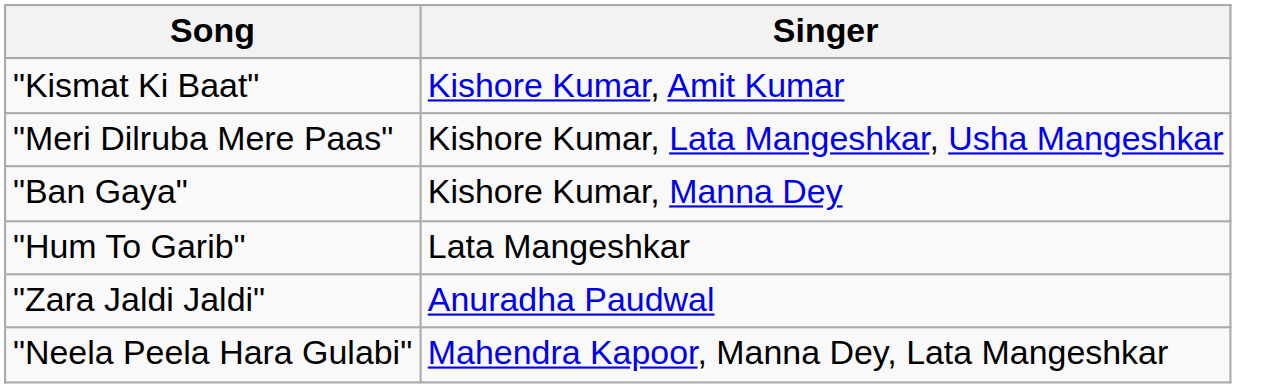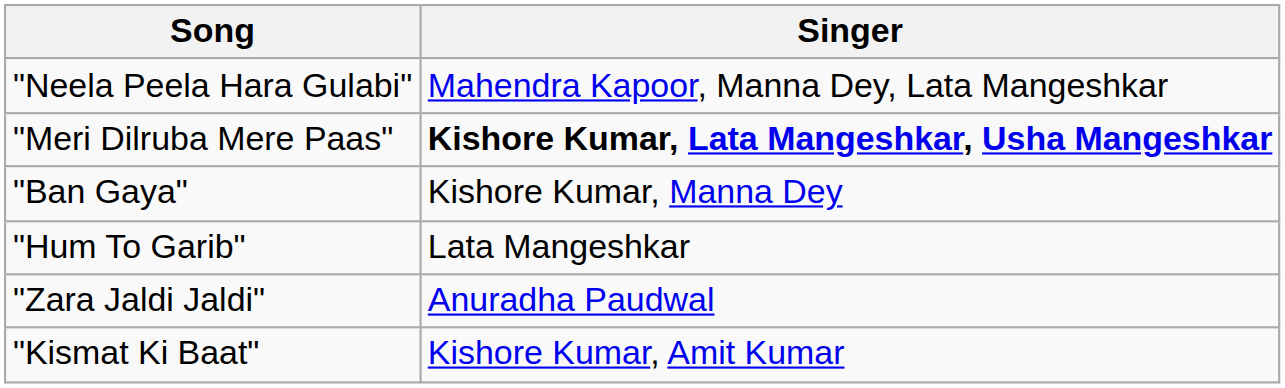rows swapped: (136, 85) <-> (213, 354)
(826, 138) normal -> (850, 138) bold
